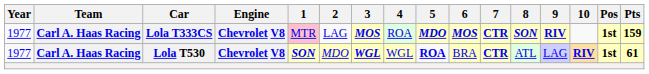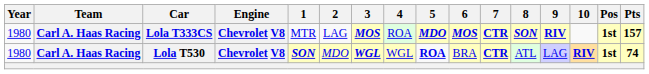(19, 33) 1977 -> (19, 33) 1980
(303, 33) pink background -> (303, 33) no background
(632, 33) 159 -> (632, 33) 157
(19, 52) 1977 -> (19, 52) 1980
(632, 52) 61 -> (632, 52) 74
